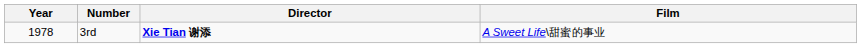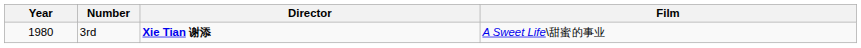(41, 32) 1978 -> (41, 32) 1980
